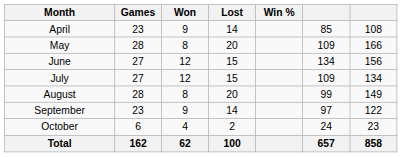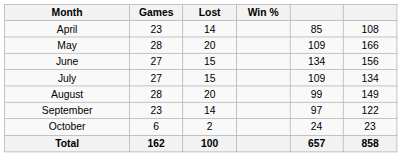- column: (185, 13)
